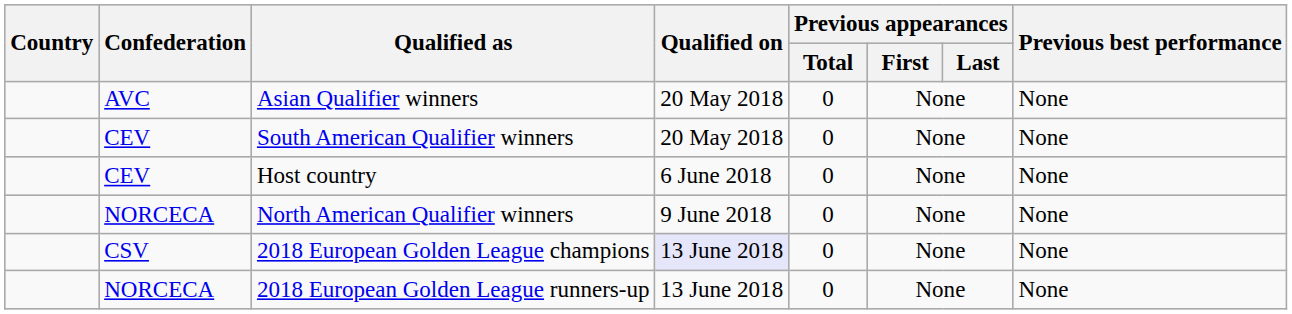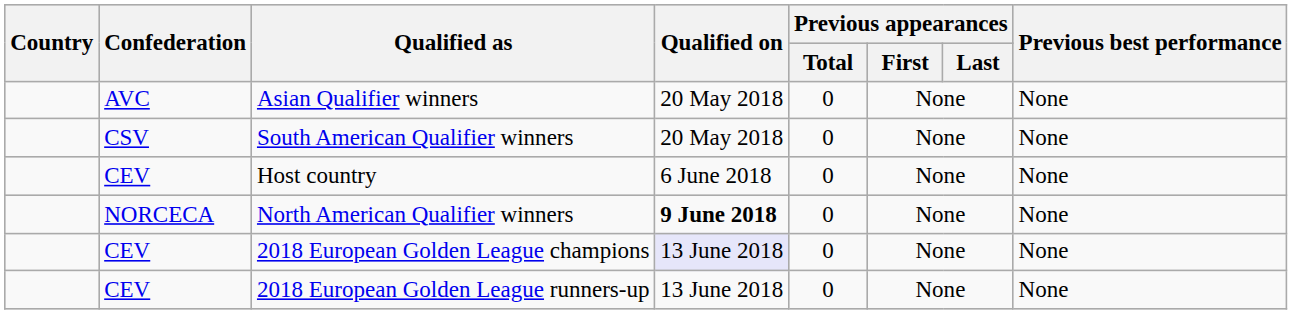(127, 137) CEV -> (127, 137) CSV
(716, 213) normal -> (719, 213) bold
(127, 251) CSV -> (127, 251) CEV
(159, 289) NORCECA -> (127, 289) CEV
